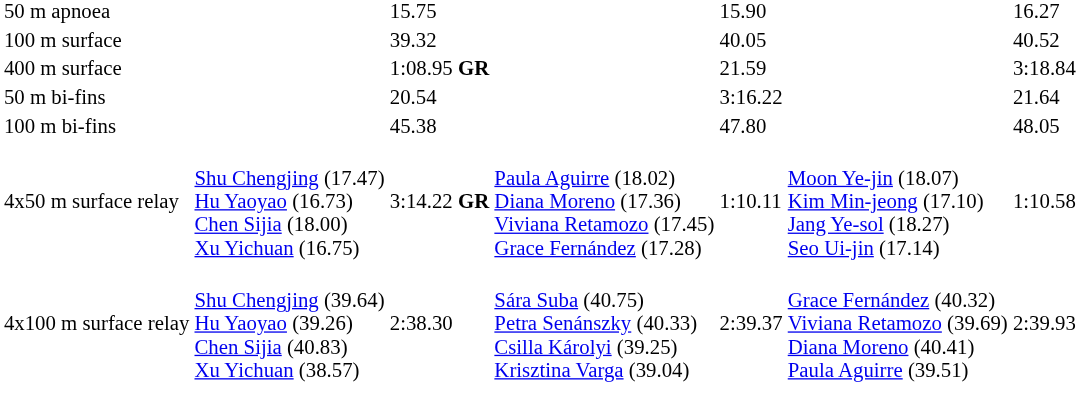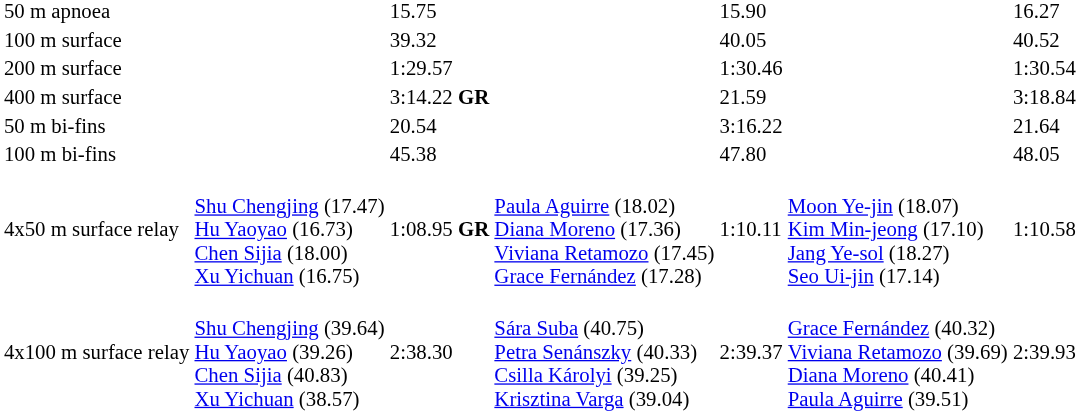+ row: (63, 68)
(439, 68) 1:08.95 GR -> (439, 97) 3:14.22 GR
(439, 201) 3:14.22 GR -> (439, 229) 1:08.95 GR
